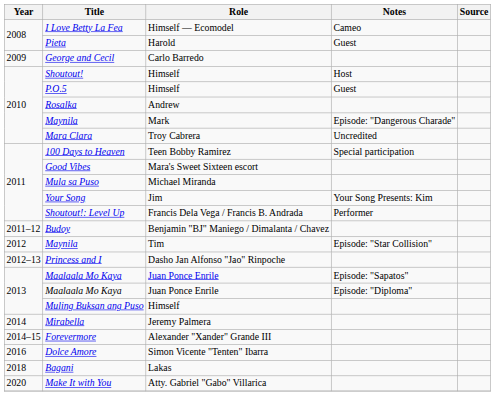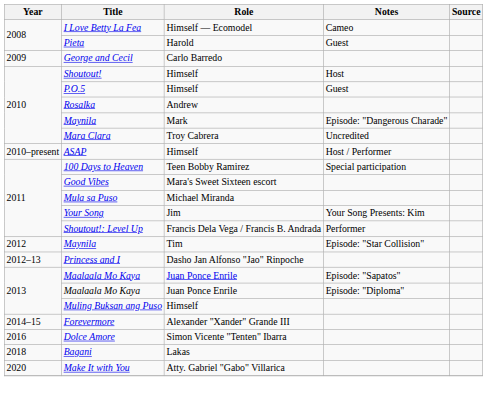+ row: (75, 151)
- row: (58, 228)
- row: (65, 321)
